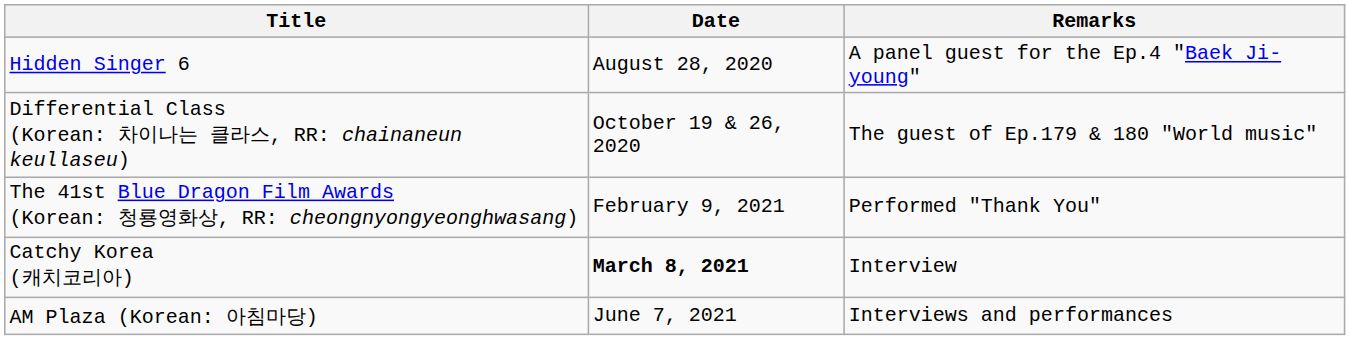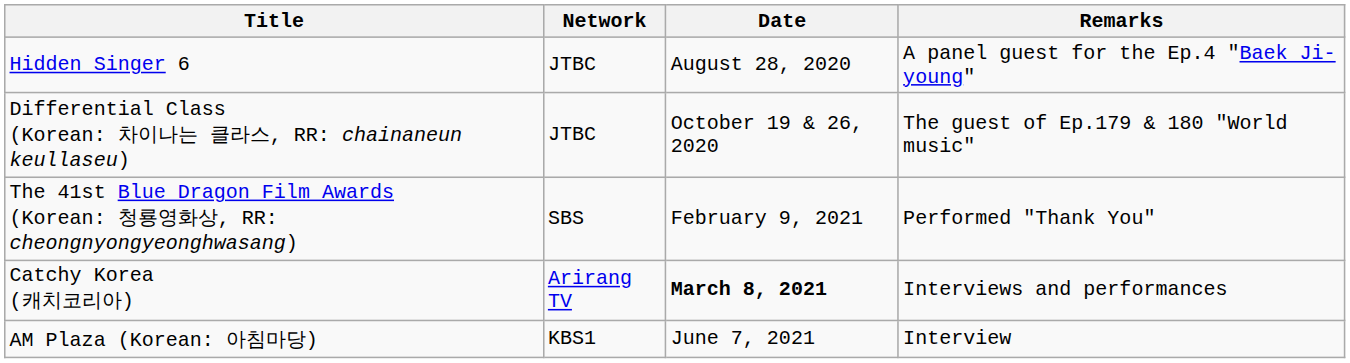+ column: (605, 21)
(903, 267) Interview -> (1065, 290) Interviews and performances
(1011, 316) Interviews and performances -> (957, 339) Interview
